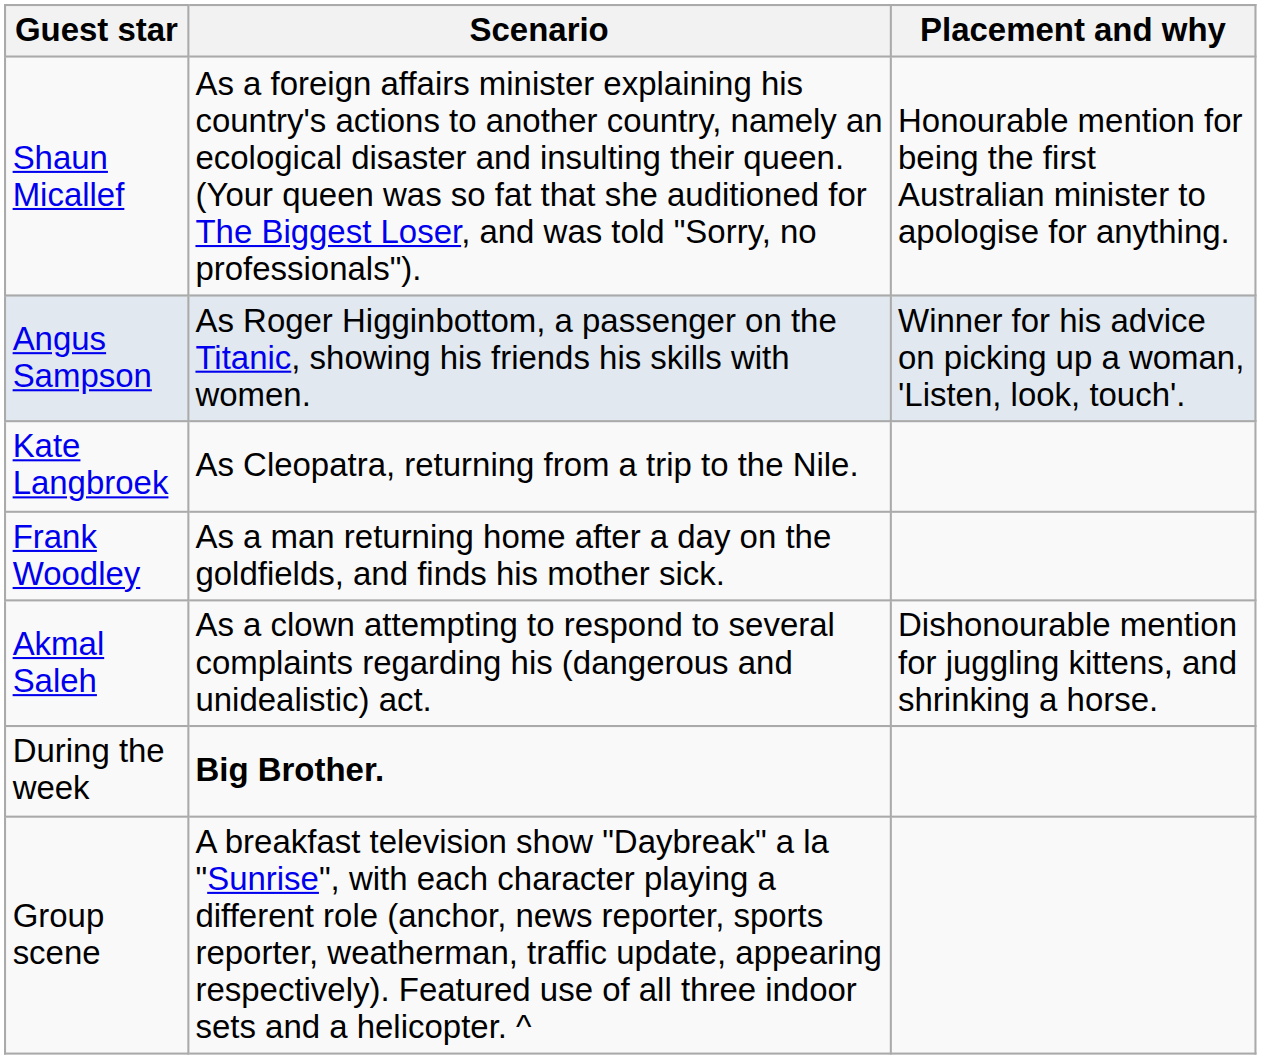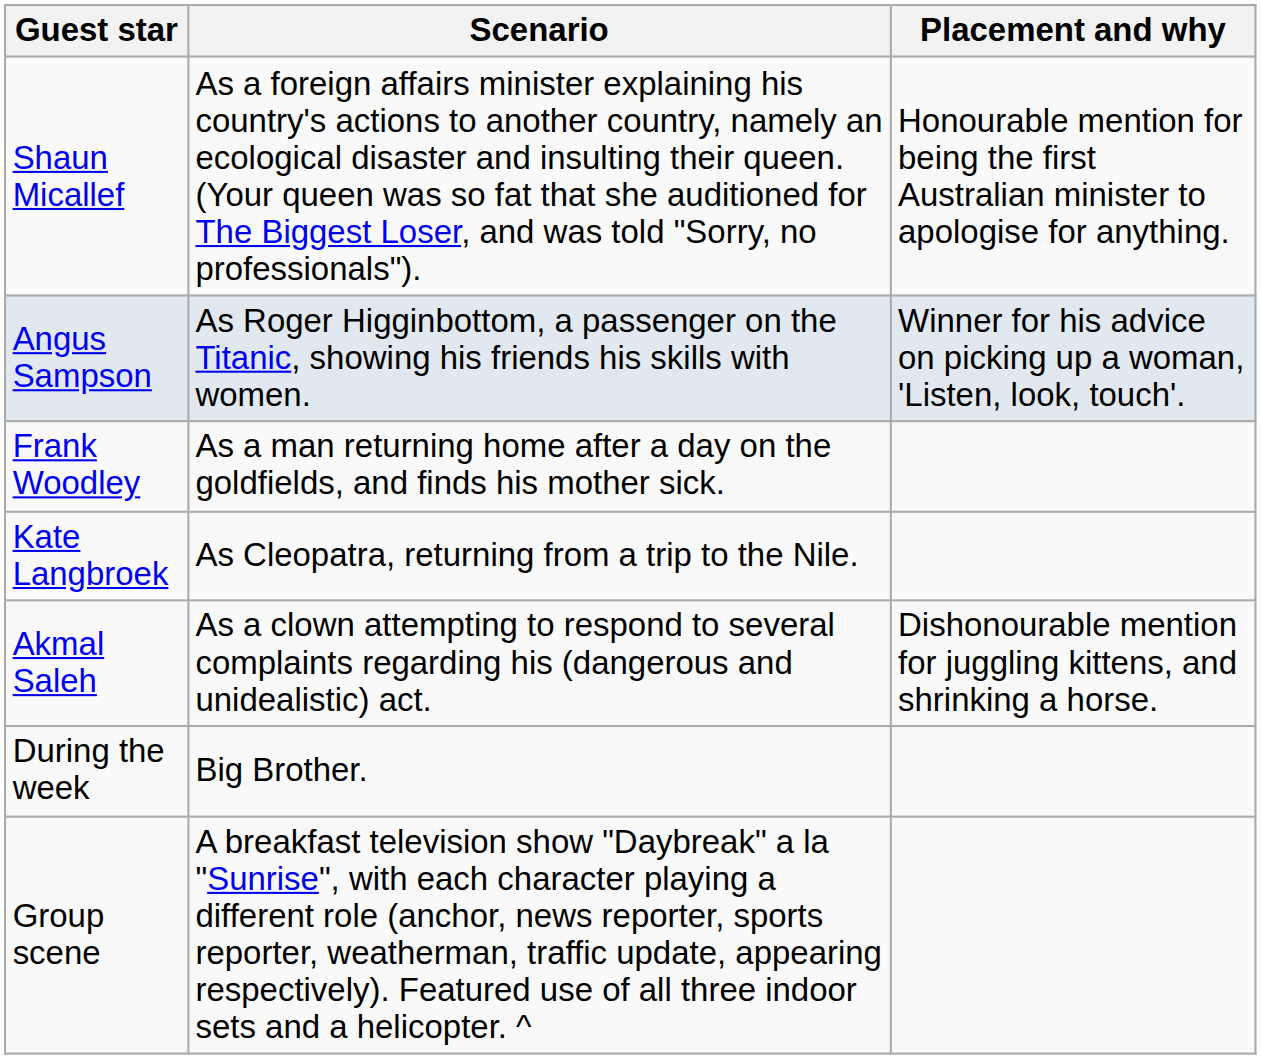rows swapped: (76, 554) <-> (91, 465)
(290, 770) bold -> (282, 770) normal
